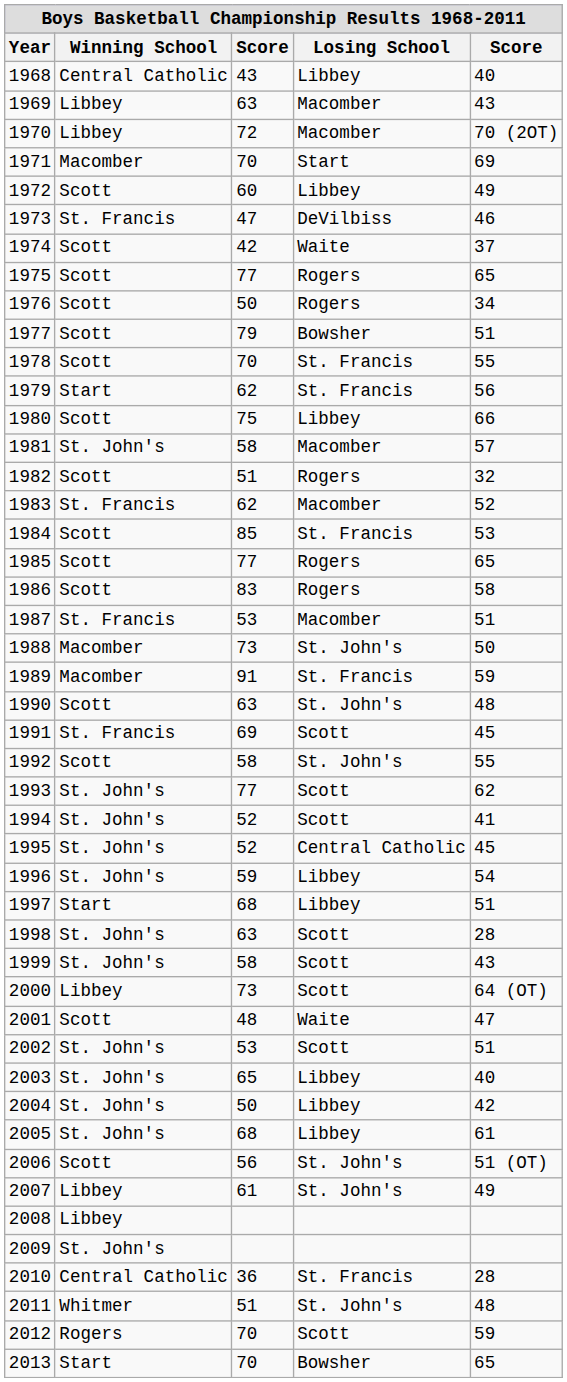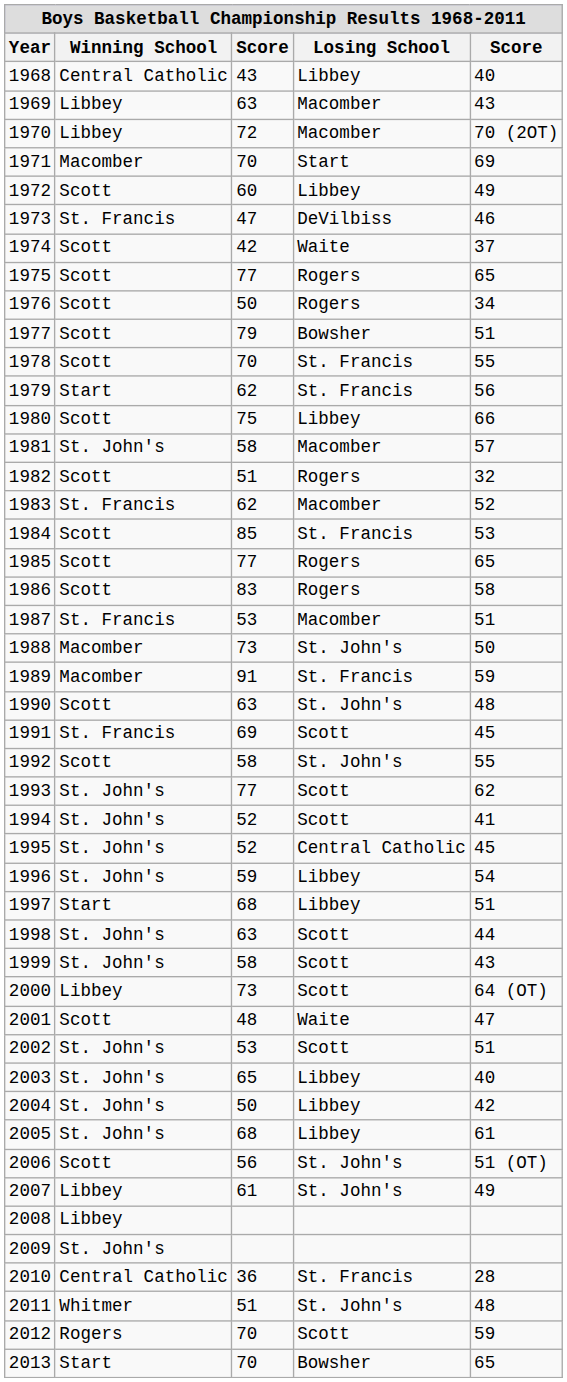(485, 934) 28 -> (485, 934) 44
